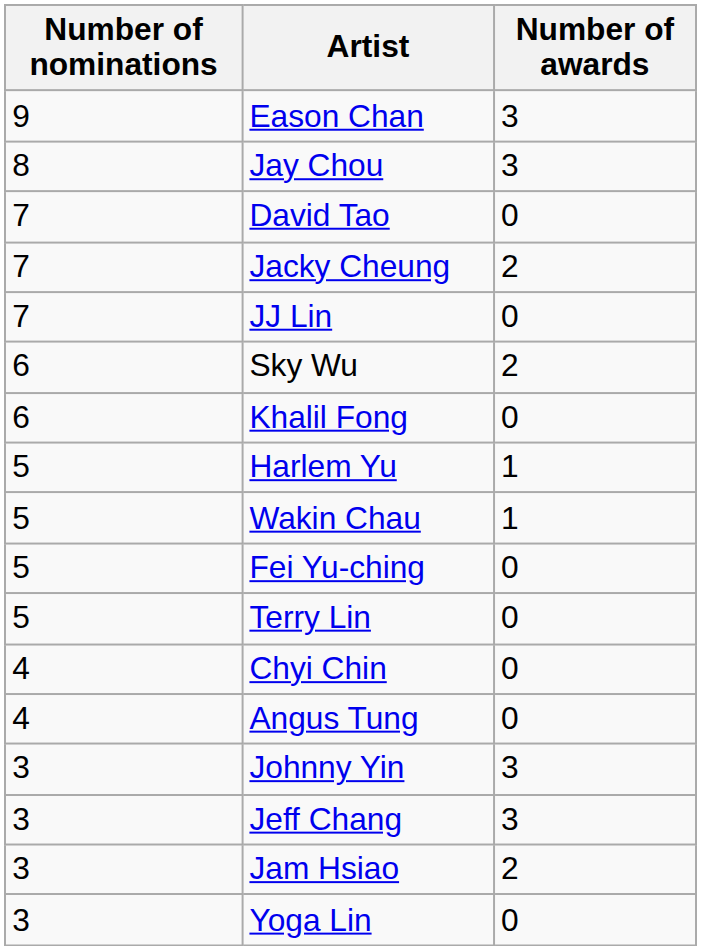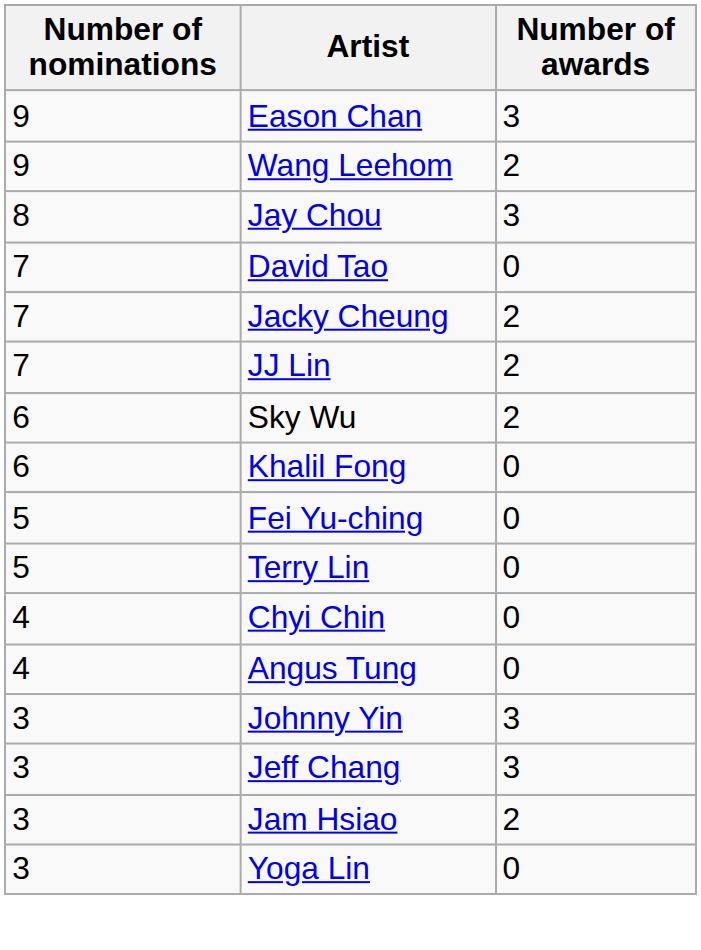+ row: (350, 165)
(510, 316) 0 -> (511, 366) 2
- row: (323, 467)
- row: (335, 517)
